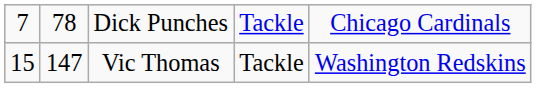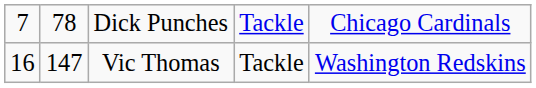(23, 62) 15 -> (23, 62) 16
